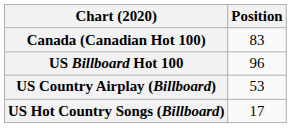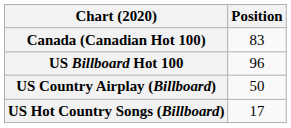(257, 87) 53 -> (257, 87) 50
